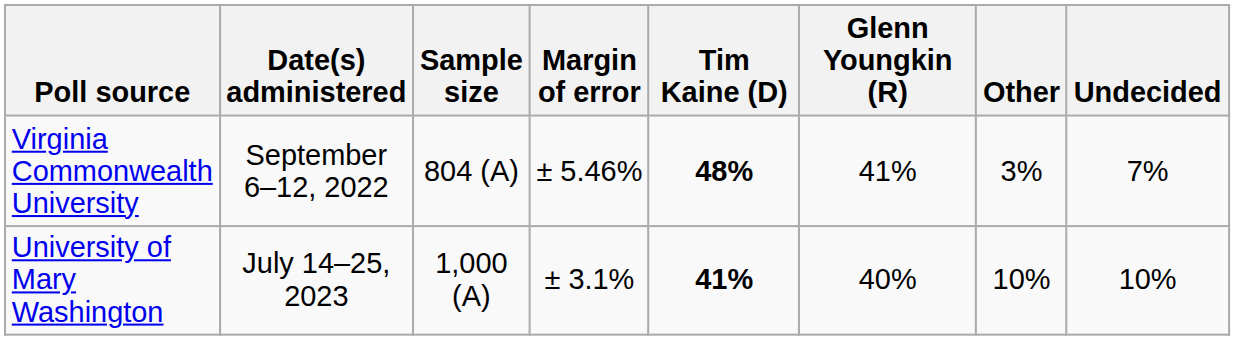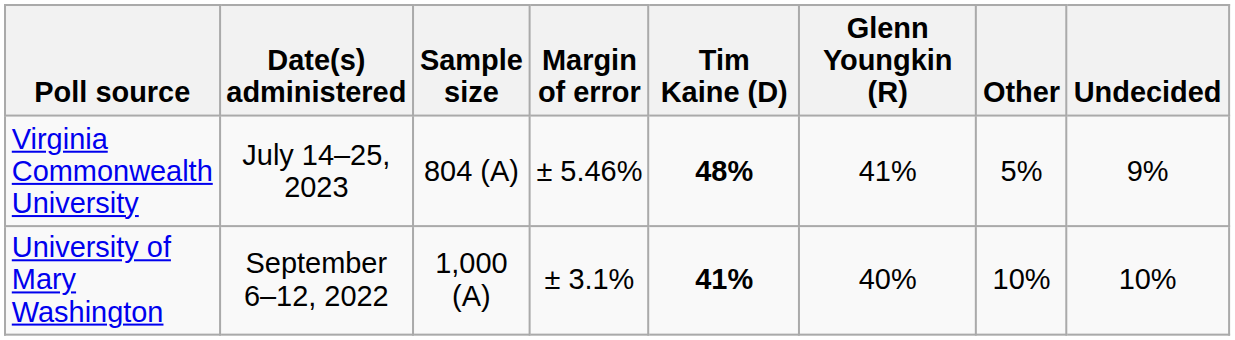(316, 170) September 6–12, 2022 -> (316, 170) July 14–25, 2023
(1021, 170) 3% -> (1021, 170) 5%
(1148, 170) 7% -> (1148, 170) 9%
(316, 281) July 14–25, 2023 -> (316, 281) September 6–12, 2022
